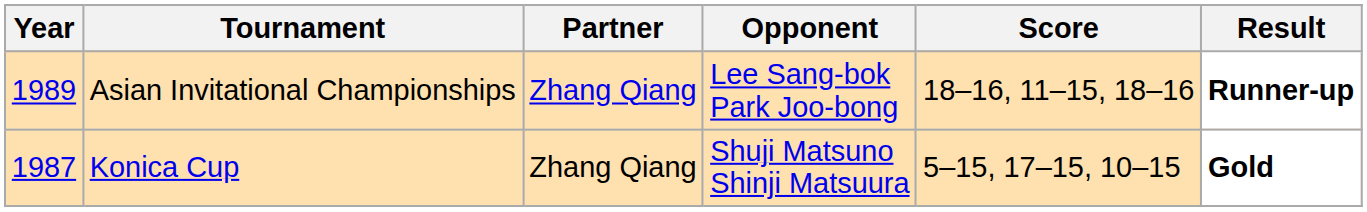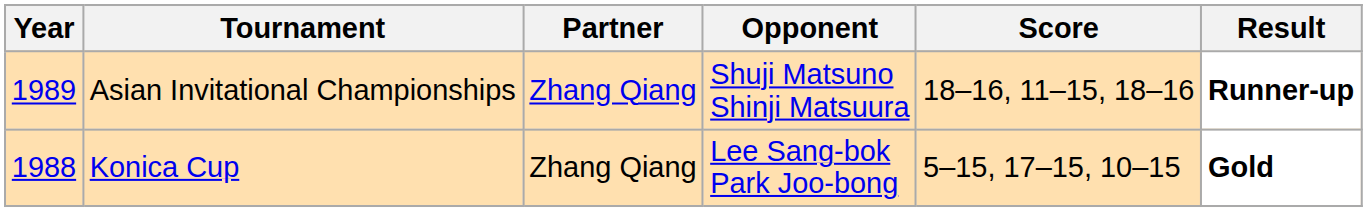(804, 90) Lee Sang-bok Park Joo-bong -> (810, 90) Shuji Matsuno Shinji Matsuura
(44, 168) 1987 -> (44, 168) 1988
(810, 168) Shuji Matsuno Shinji Matsuura -> (804, 168) Lee Sang-bok Park Joo-bong
